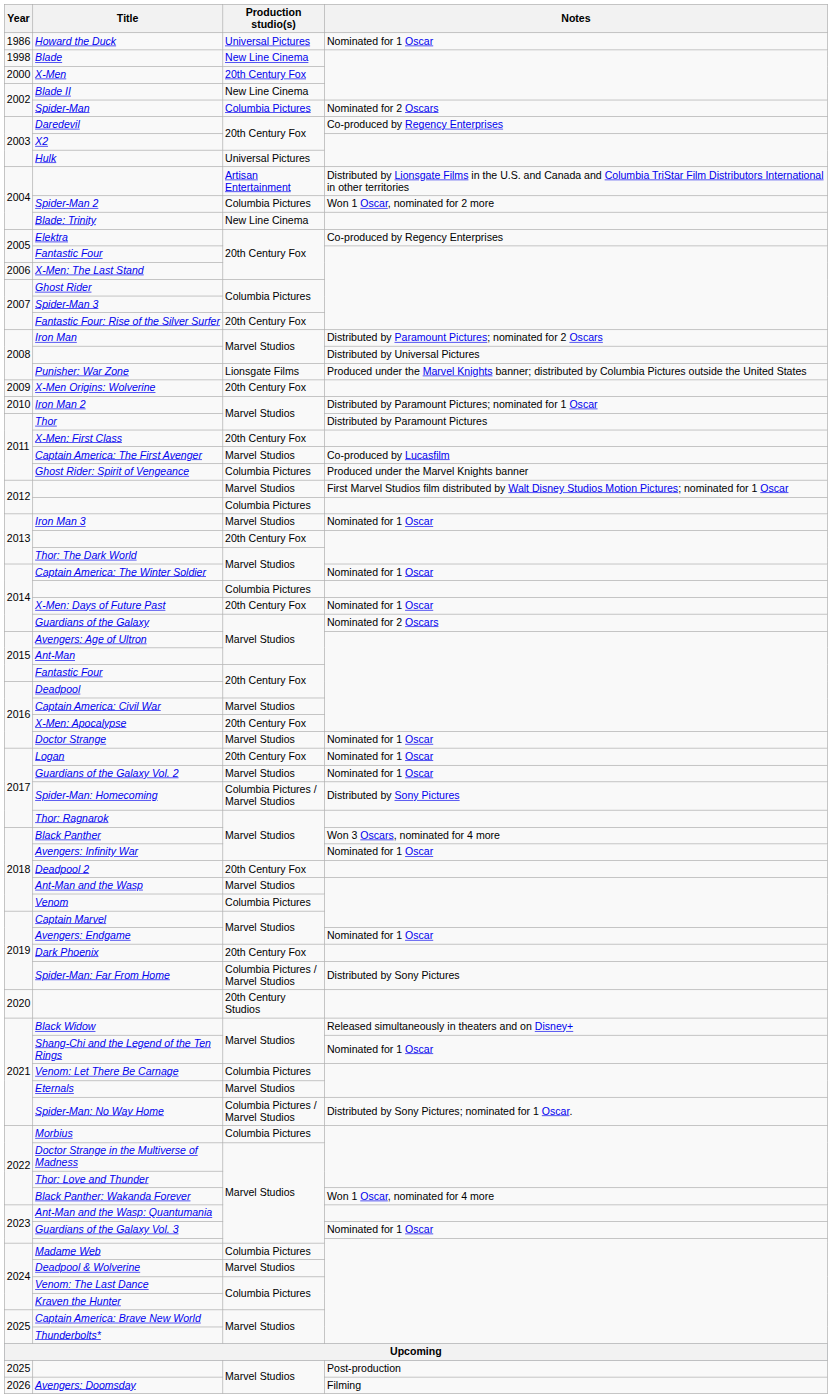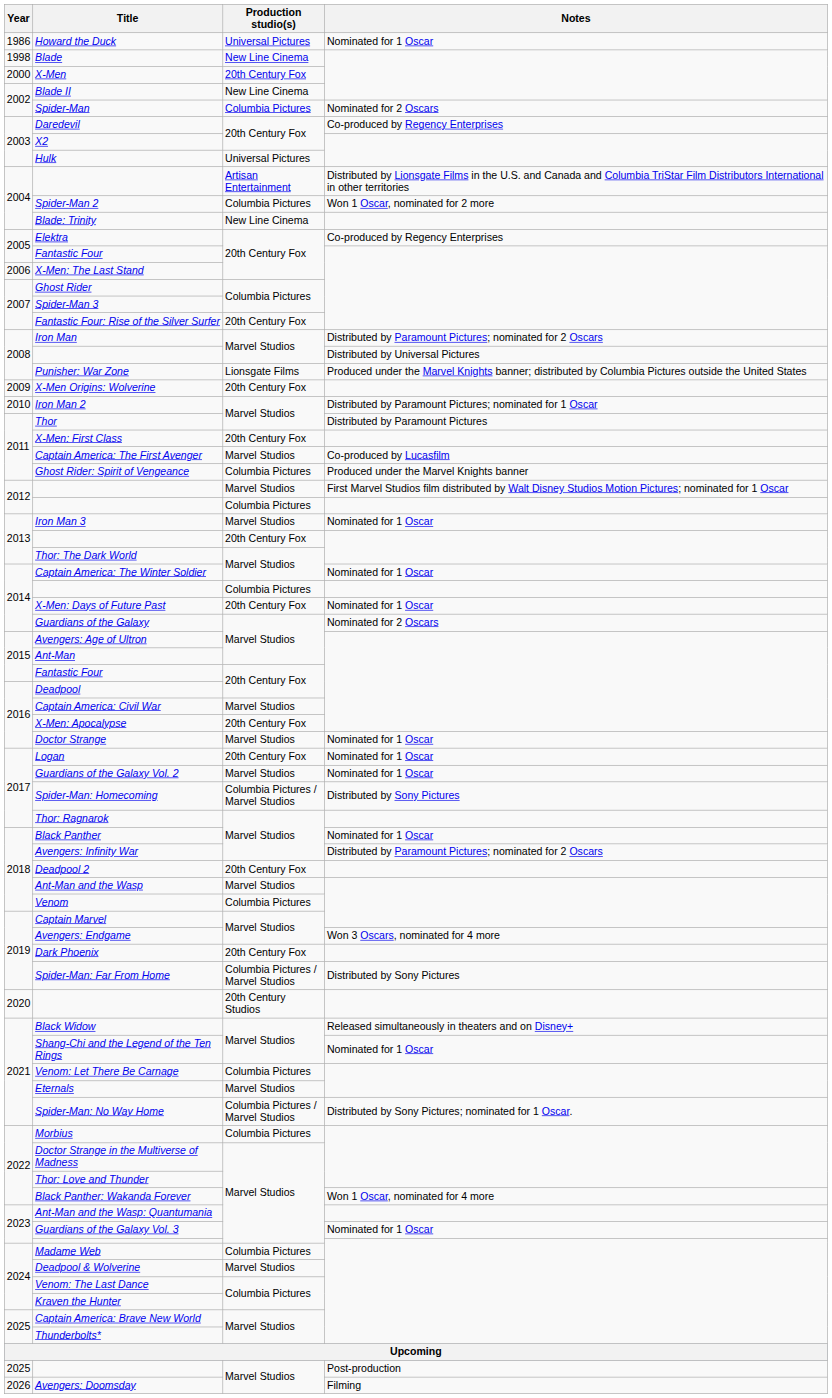(413, 835) Won 3 Oscars, nominated for 4 more -> (380, 835) Nominated for 1 Oscar
(380, 852) Nominated for 1 Oscar -> (465, 852) Distributed by Paramount Pictures; nominated for 2 Oscars
(380, 936) Nominated for 1 Oscar -> (413, 936) Won 3 Oscars, nominated for 4 more
